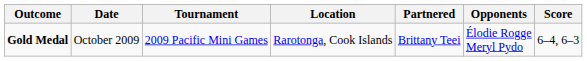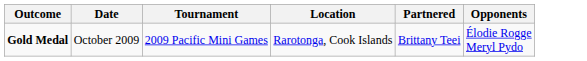- column: (558, 14)
